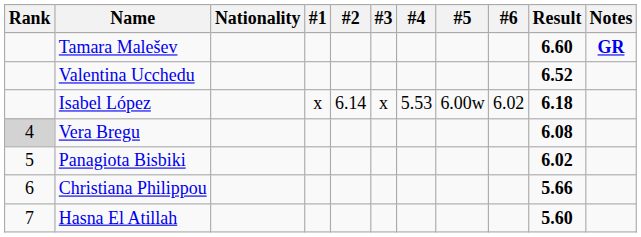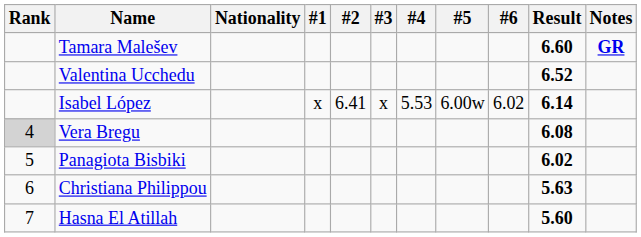(351, 103) 6.14 -> (351, 103) 6.41
(557, 103) 6.18 -> (557, 103) 6.14
(557, 189) 5.66 -> (557, 189) 5.63
